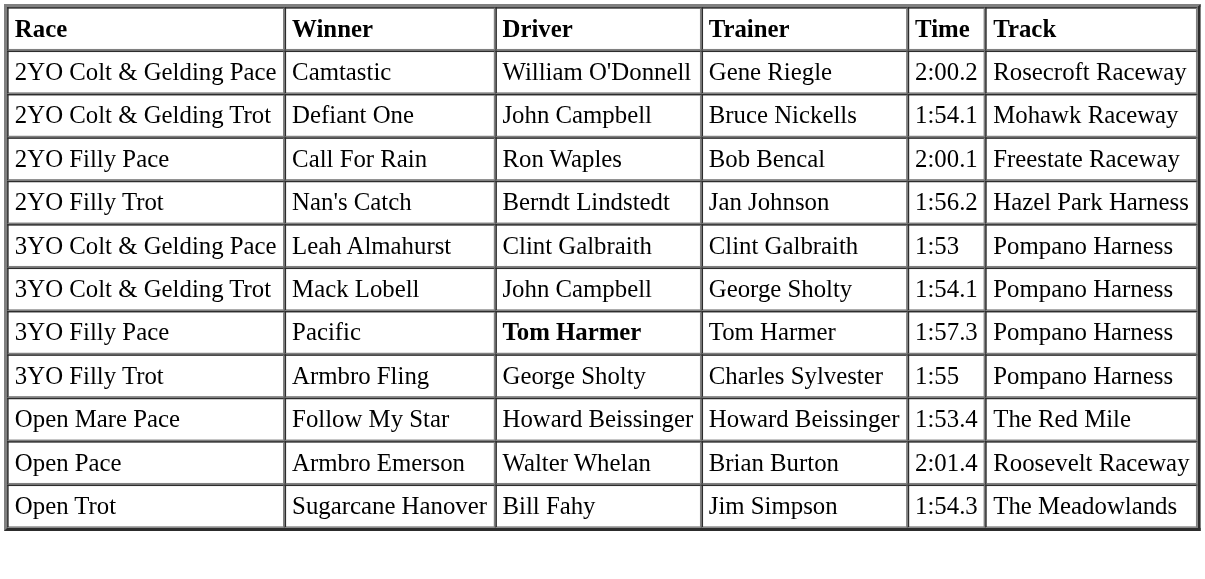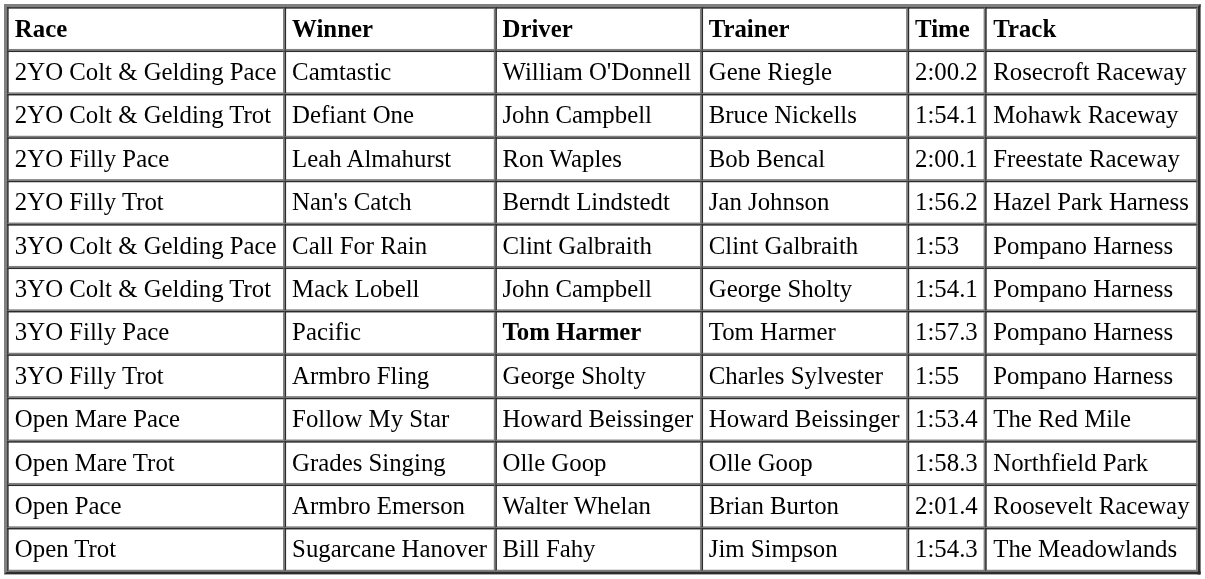(360, 158) Call For Rain -> (372, 158) Leah Almahurst
(372, 245) Leah Almahurst -> (360, 245) Call For Rain
+ row: (95, 462)
